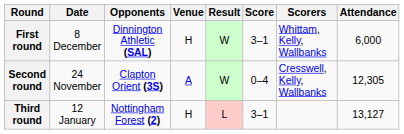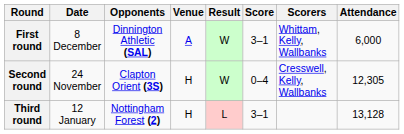(188, 40) H -> (188, 40) A
(188, 80) A -> (188, 80) H
(368, 114) 13,127 -> (368, 114) 13,128
